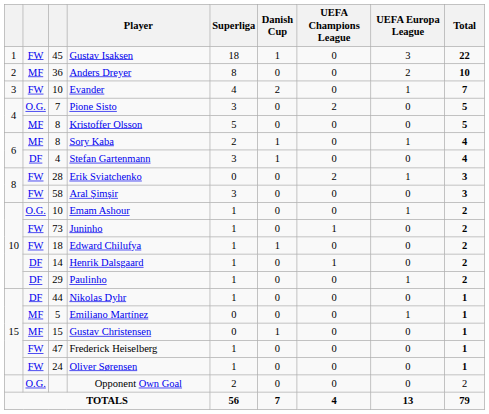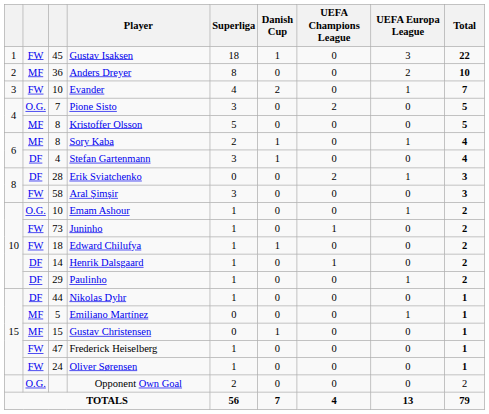(36, 176) FW -> (36, 176) DF
